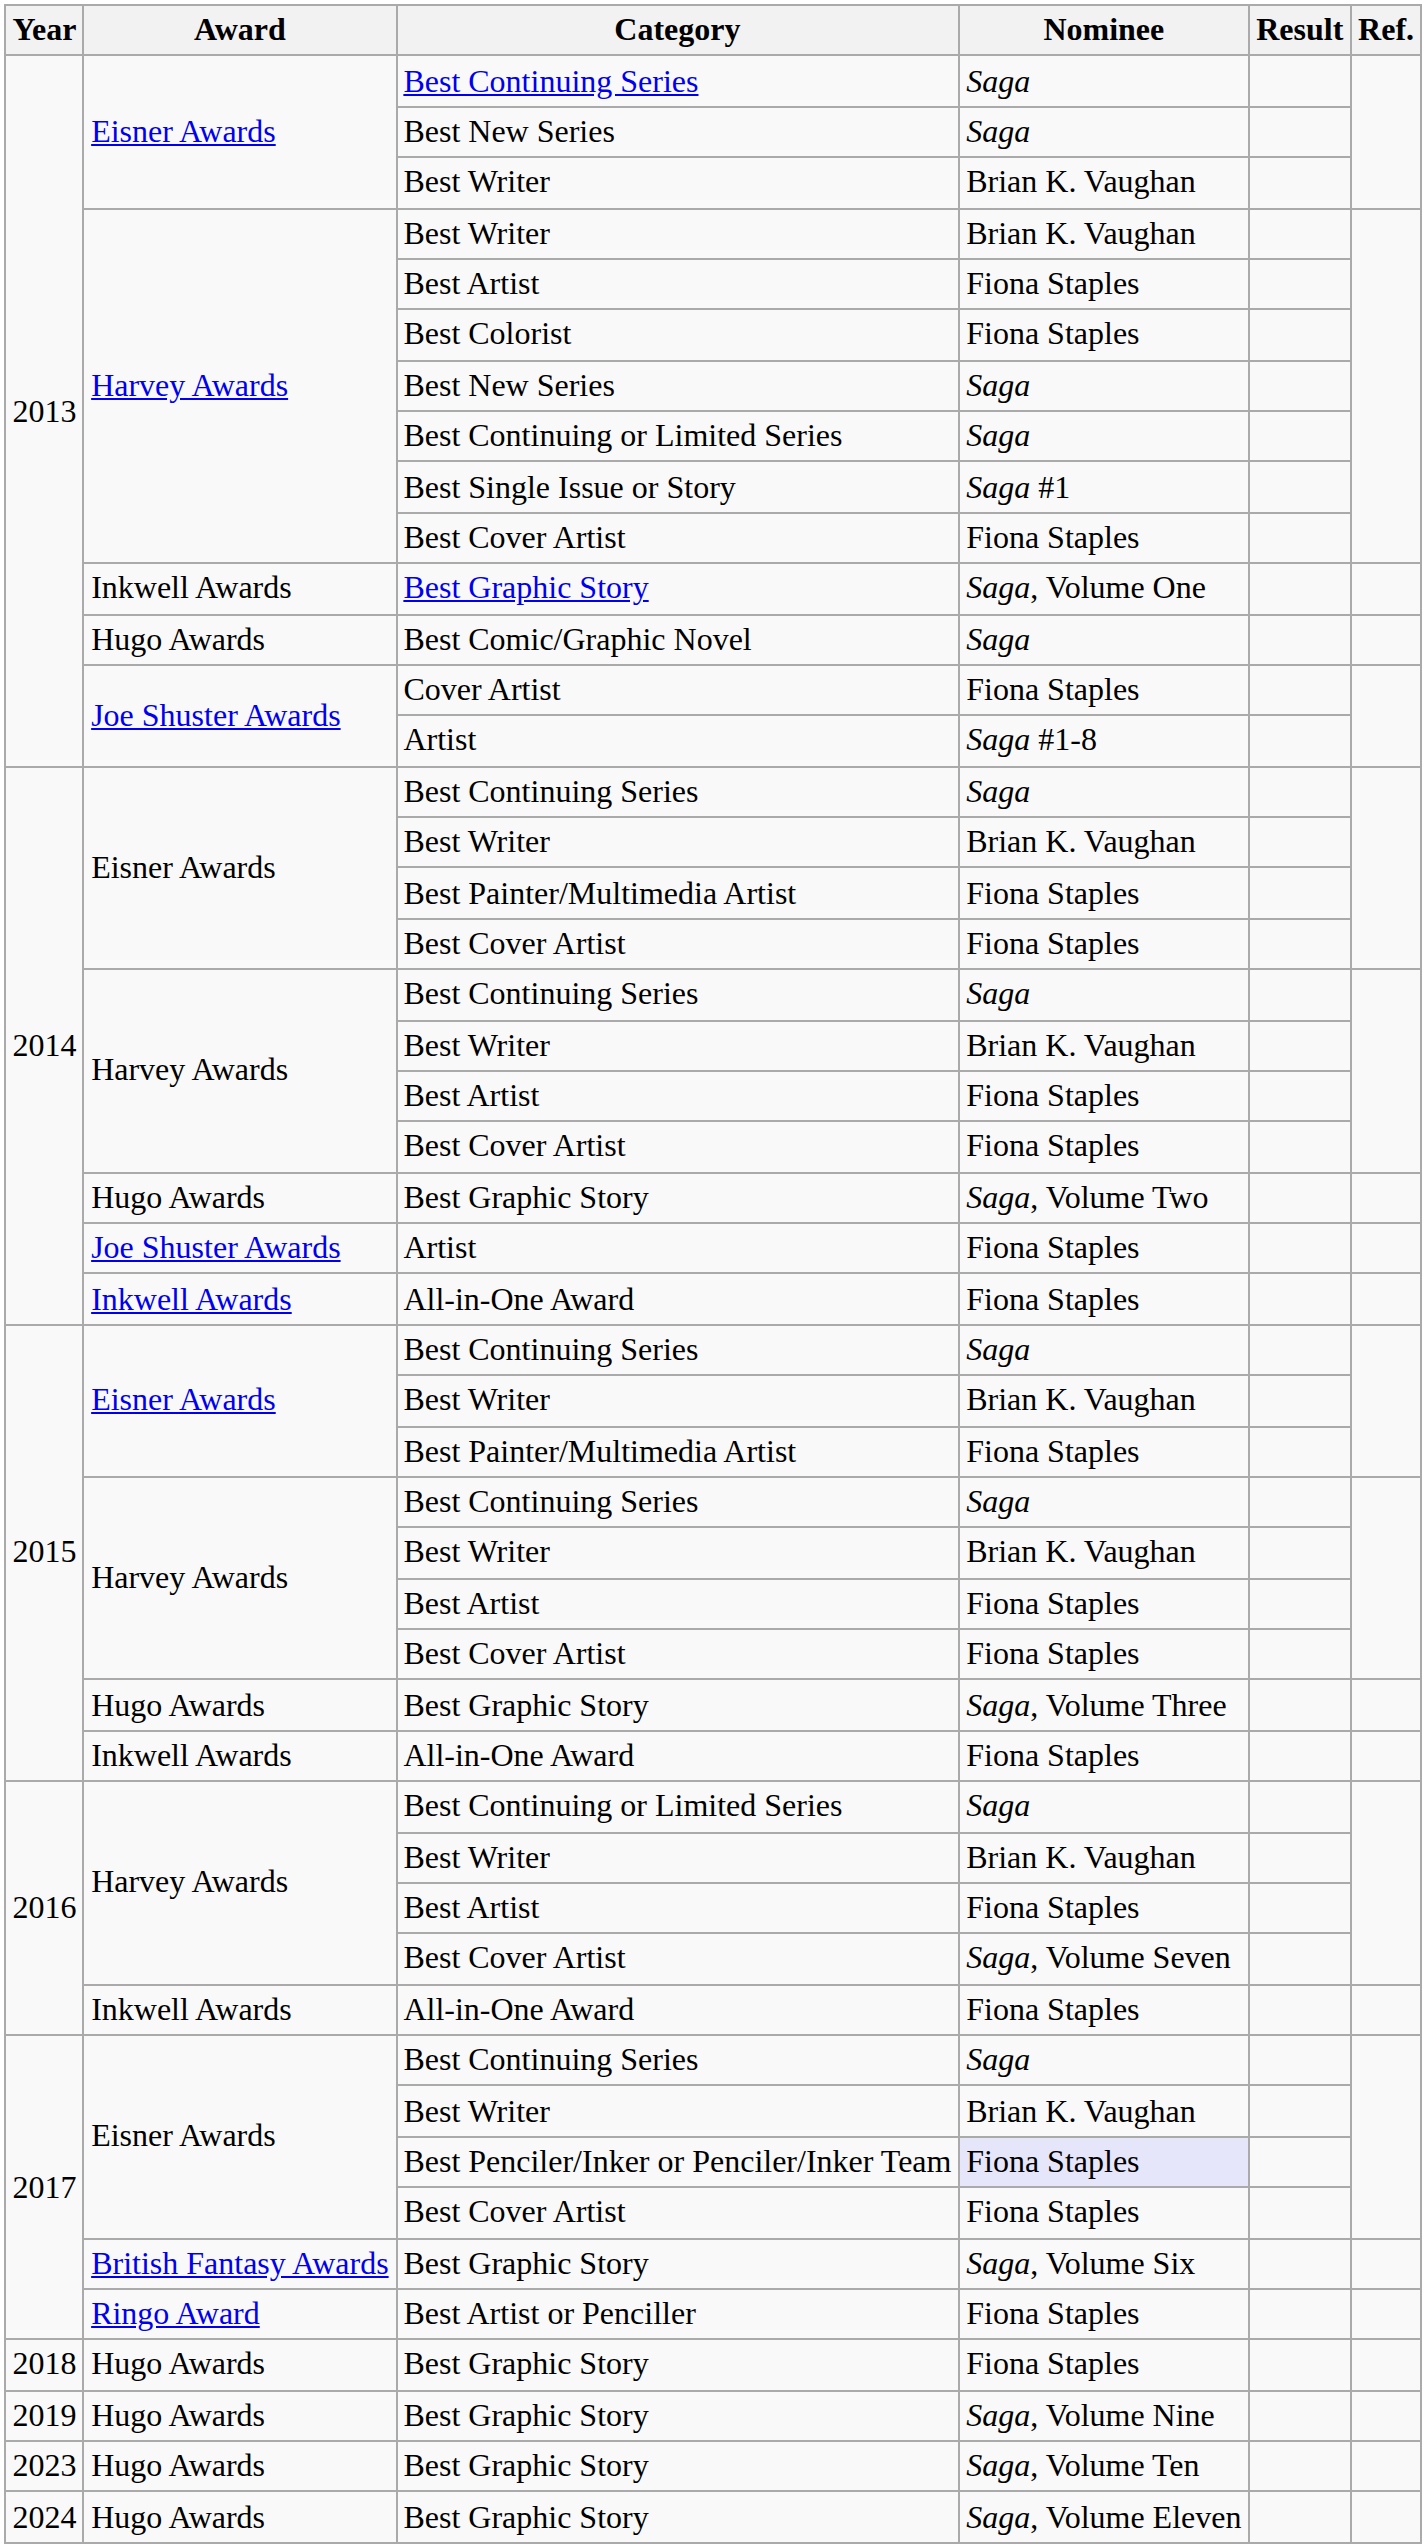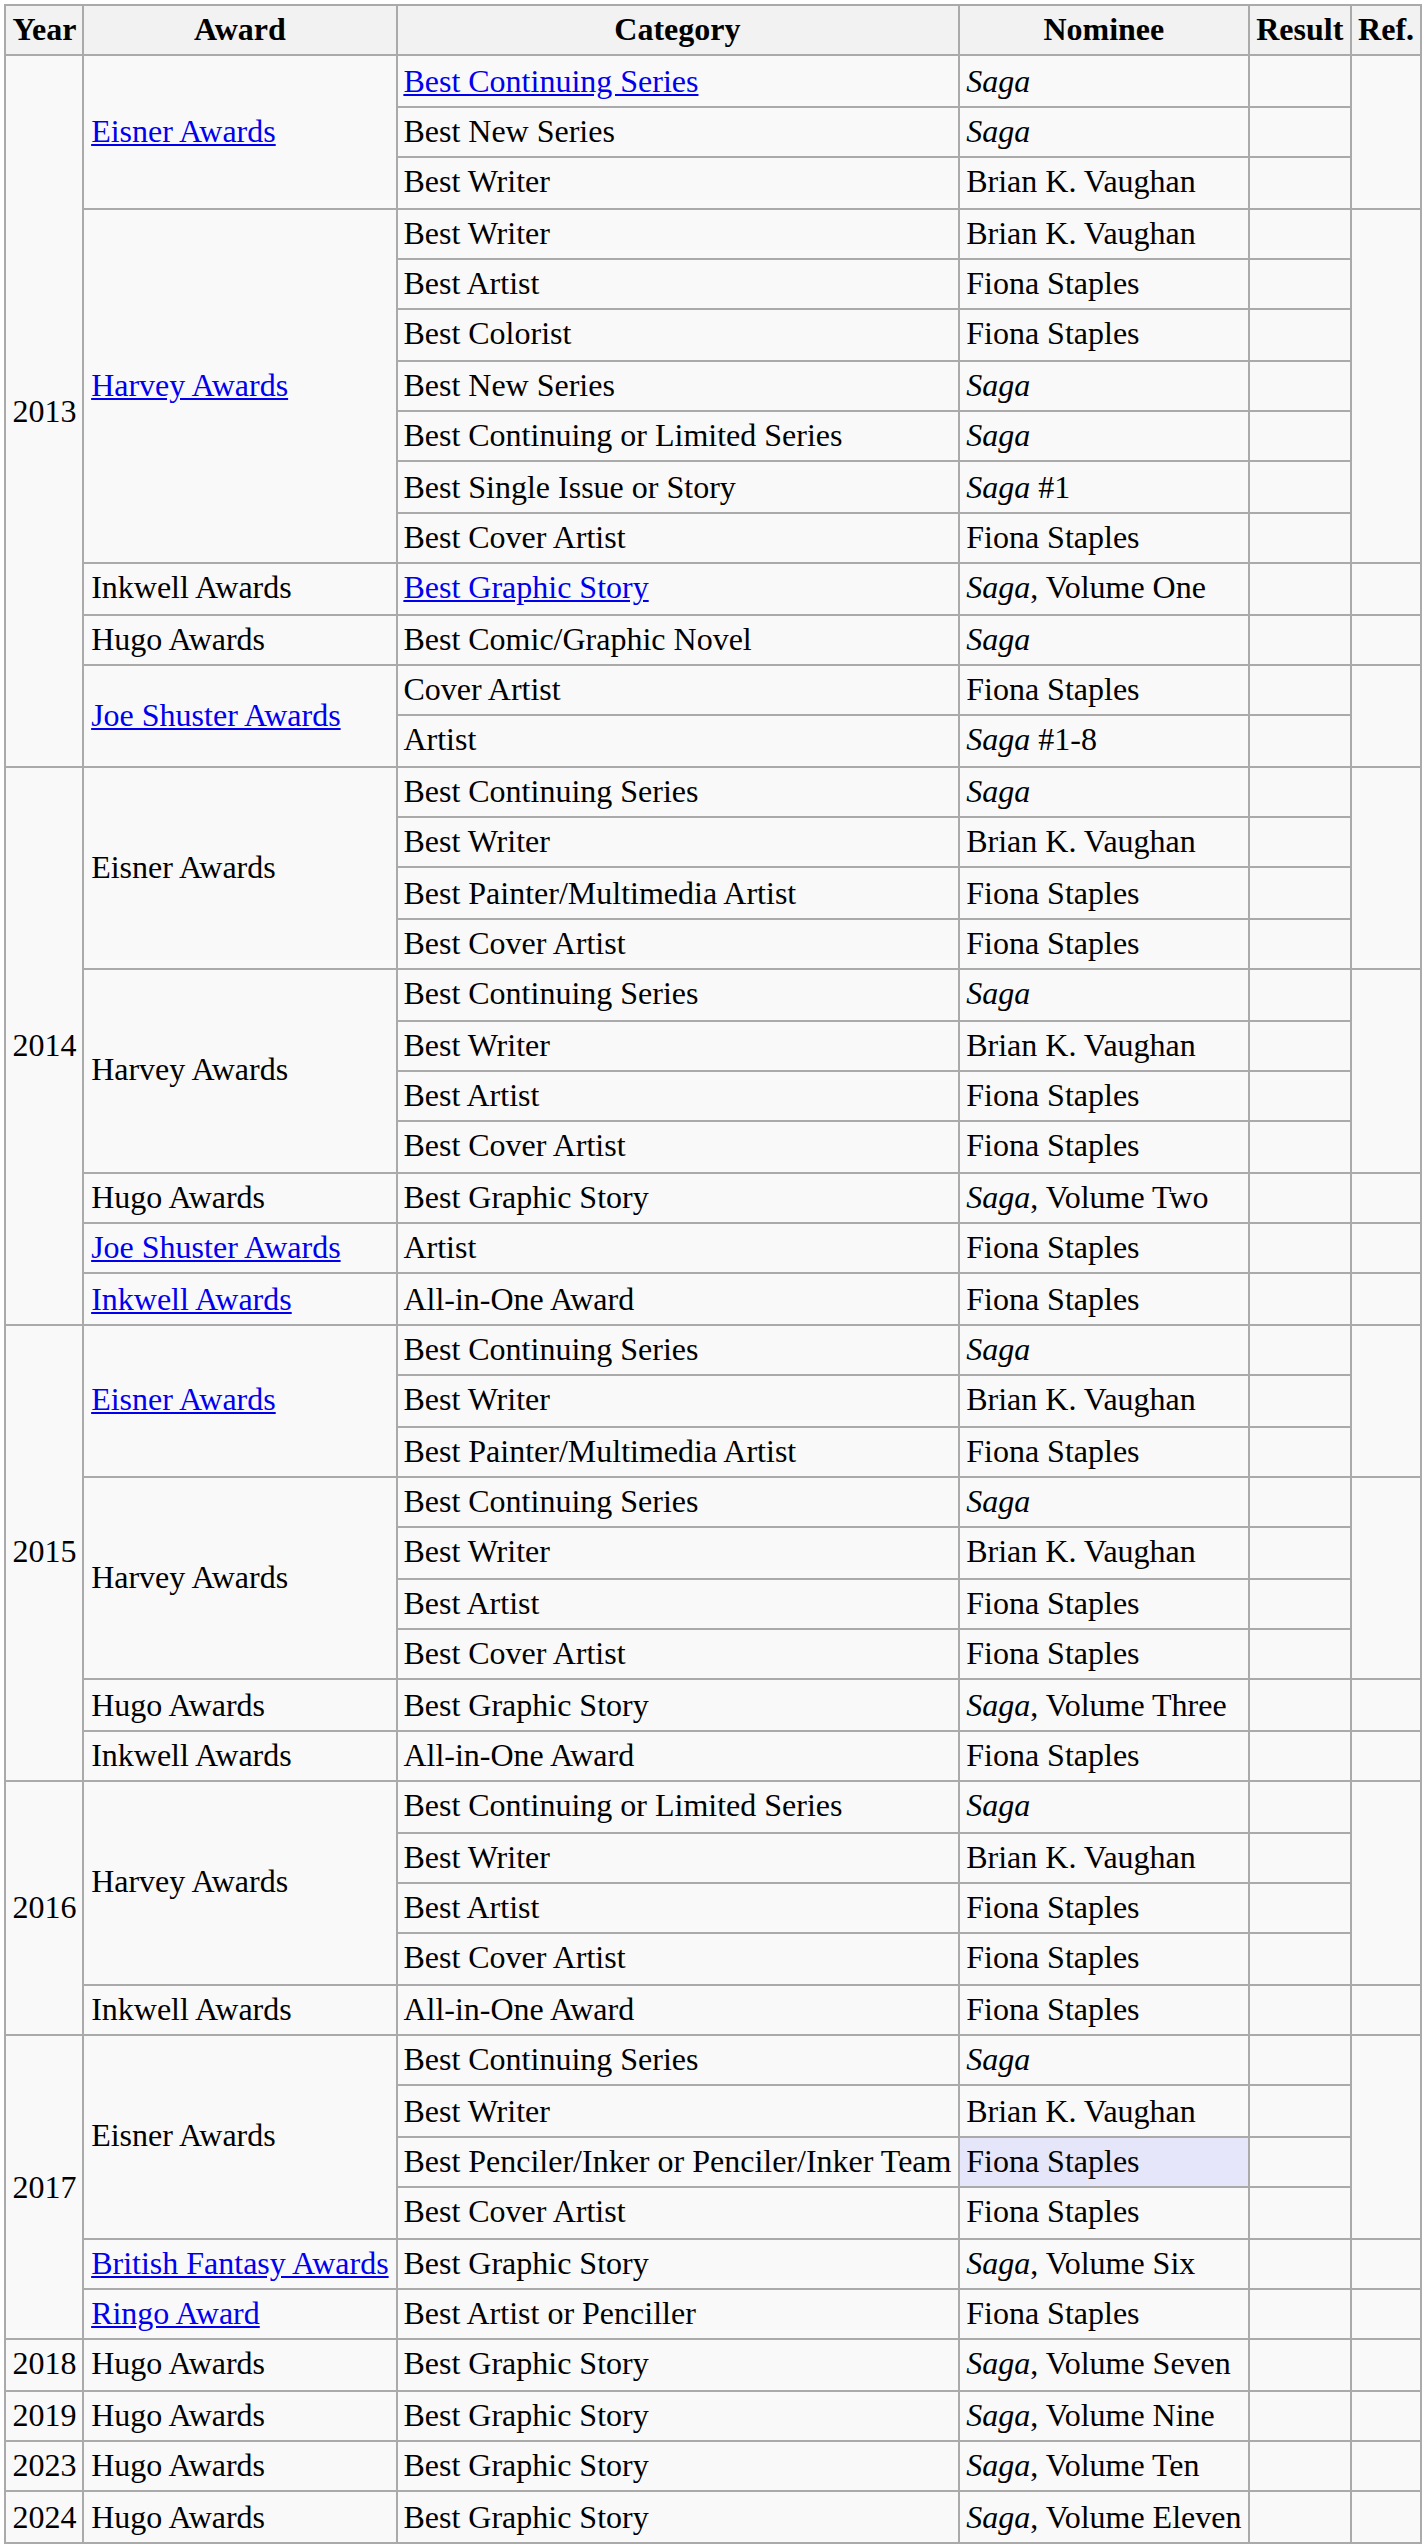(1099, 1958) Saga, Volume Seven -> (1053, 1958) Fiona Staples
(1053, 2364) Fiona Staples -> (1099, 2364) Saga, Volume Seven
